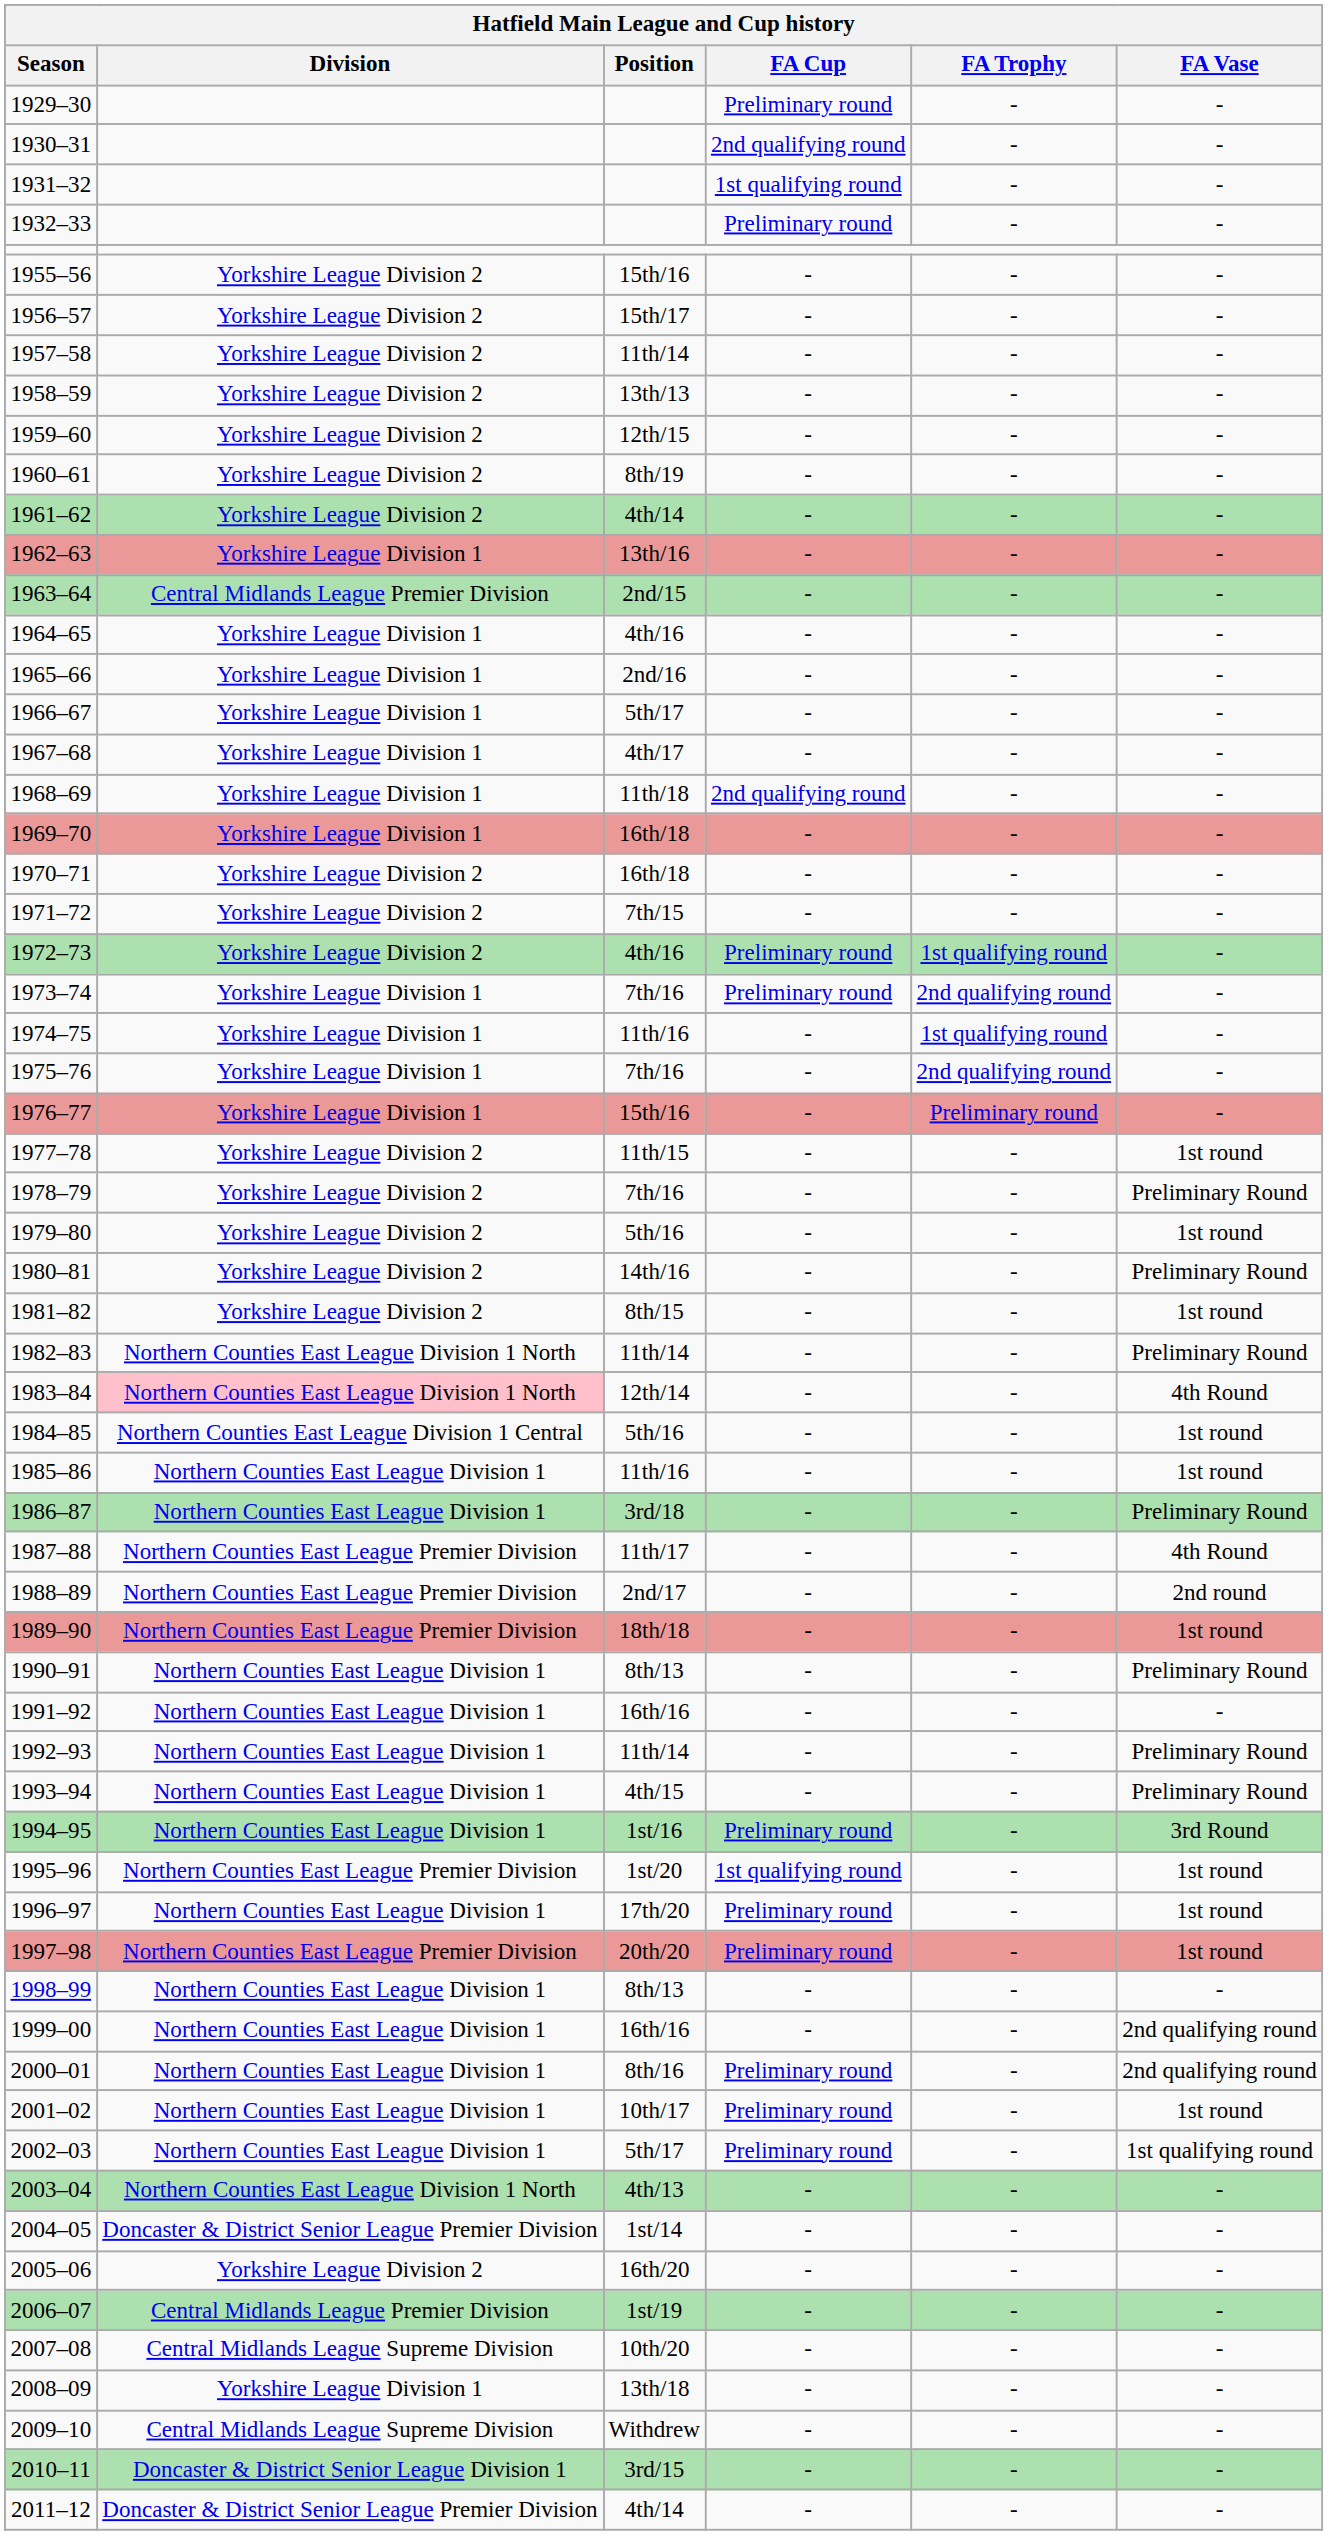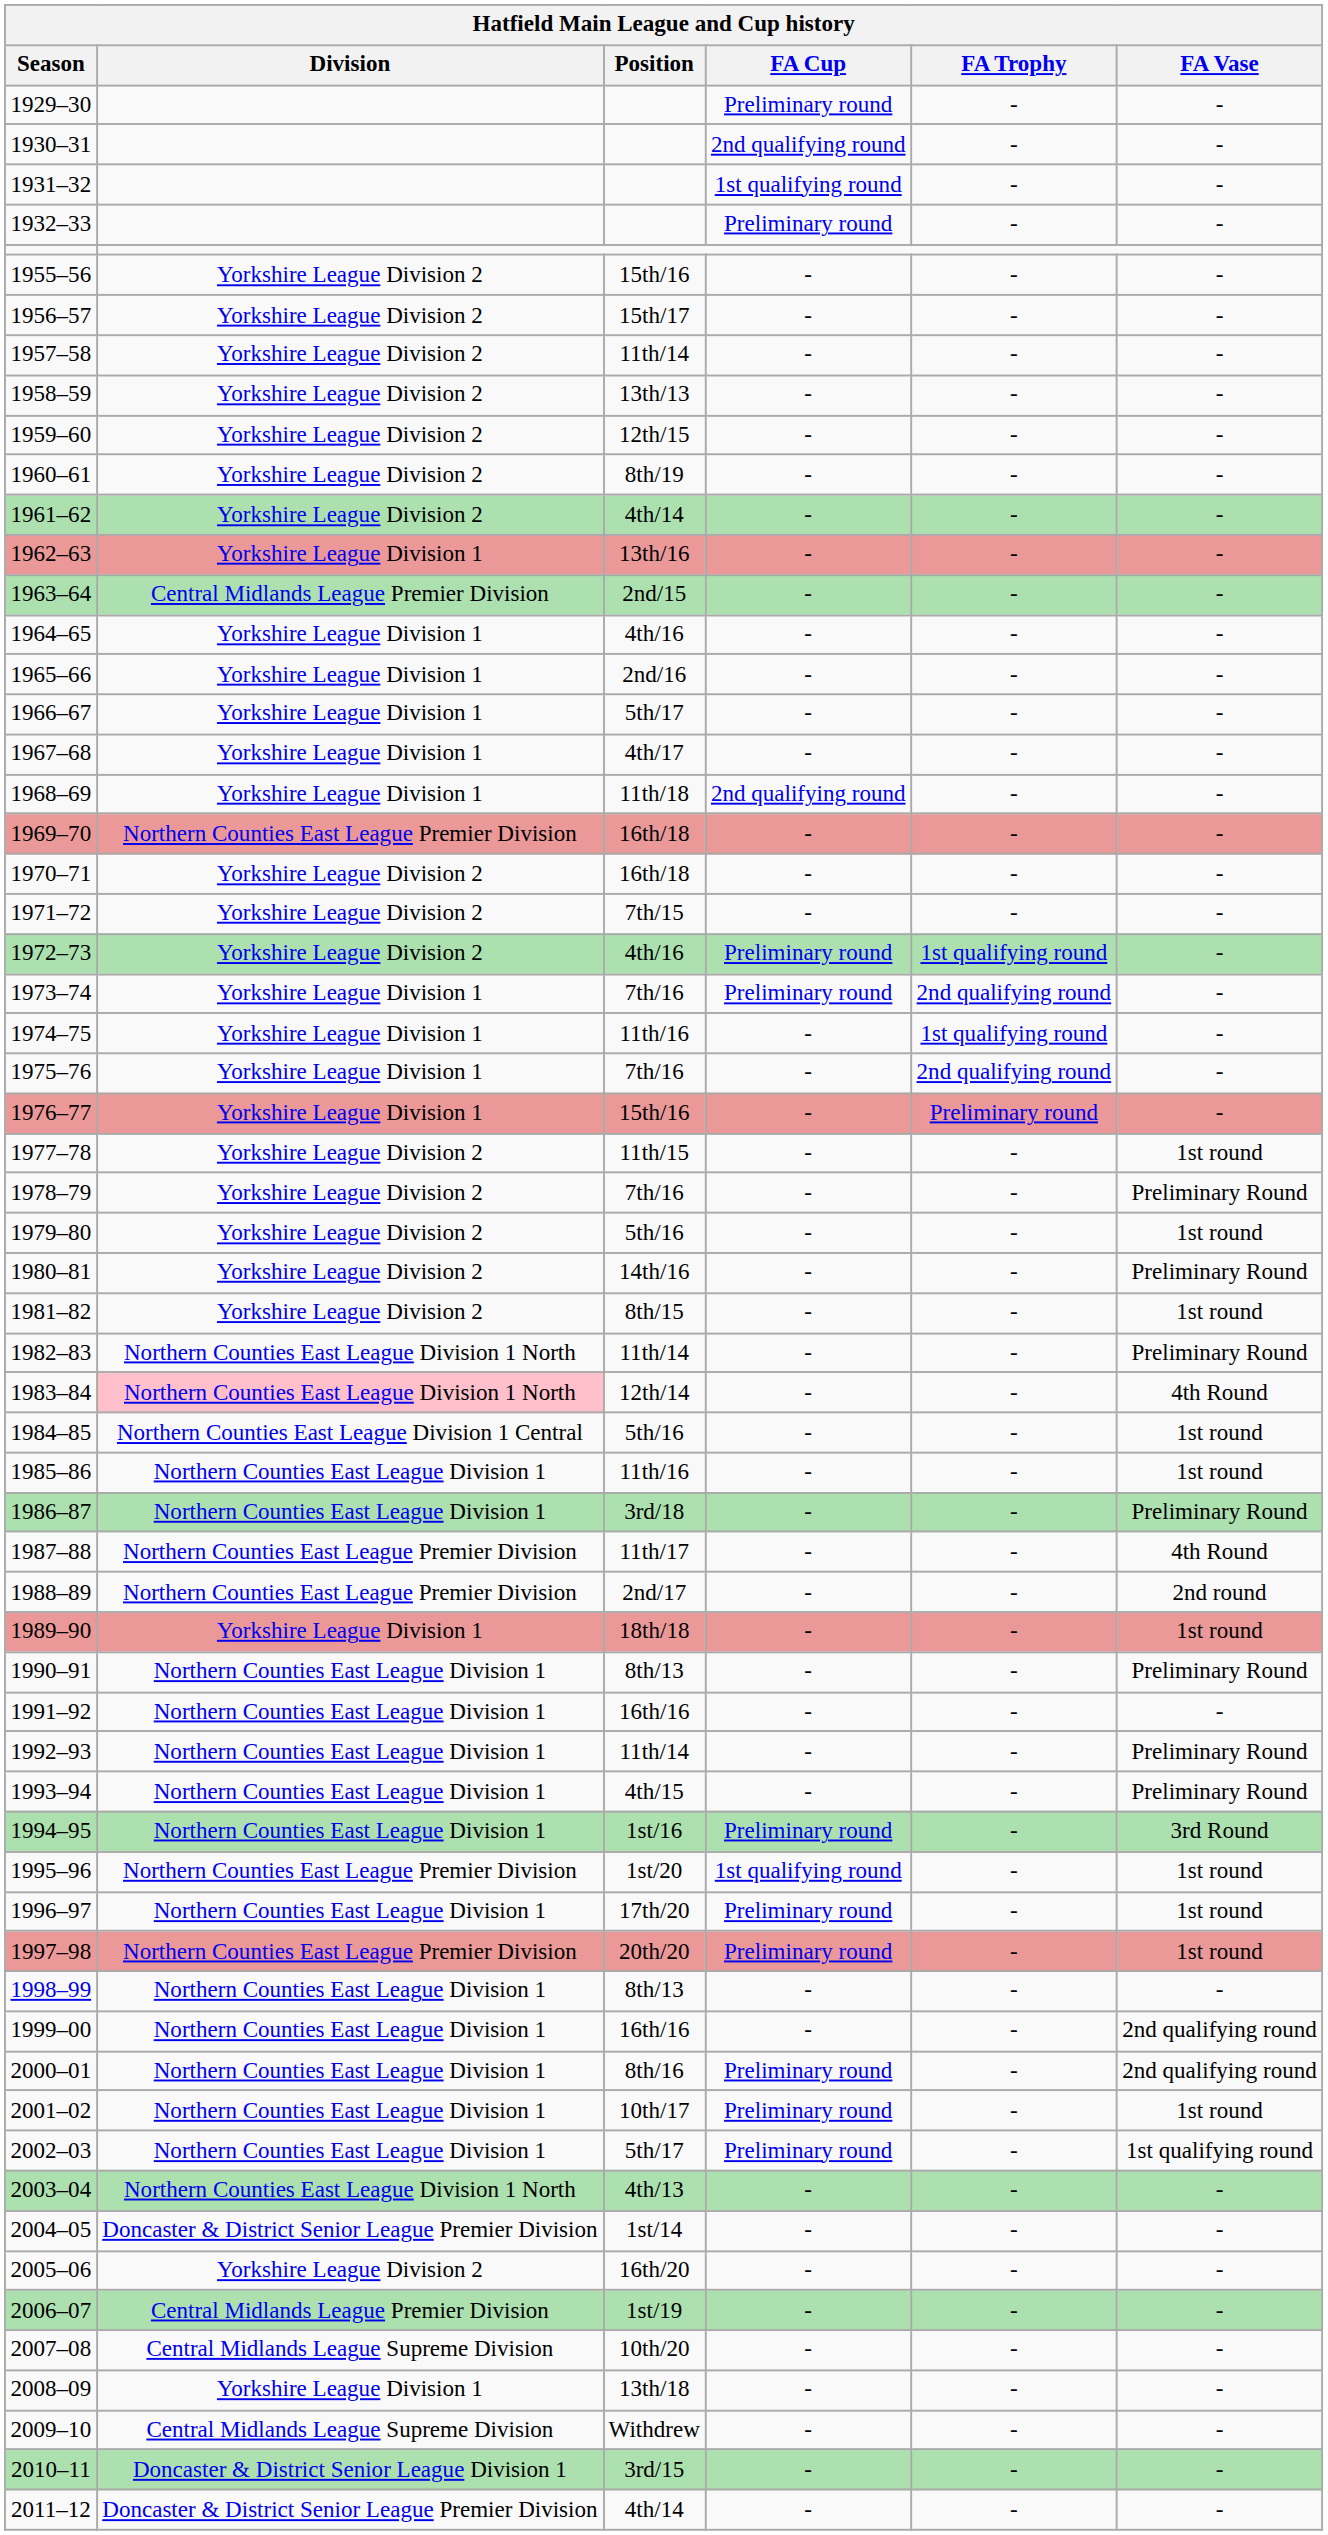(350, 833) Yorkshire League Division 1 -> (350, 833) Northern Counties East League Premier Division
(350, 1631) Northern Counties East League Premier Division -> (350, 1631) Yorkshire League Division 1
